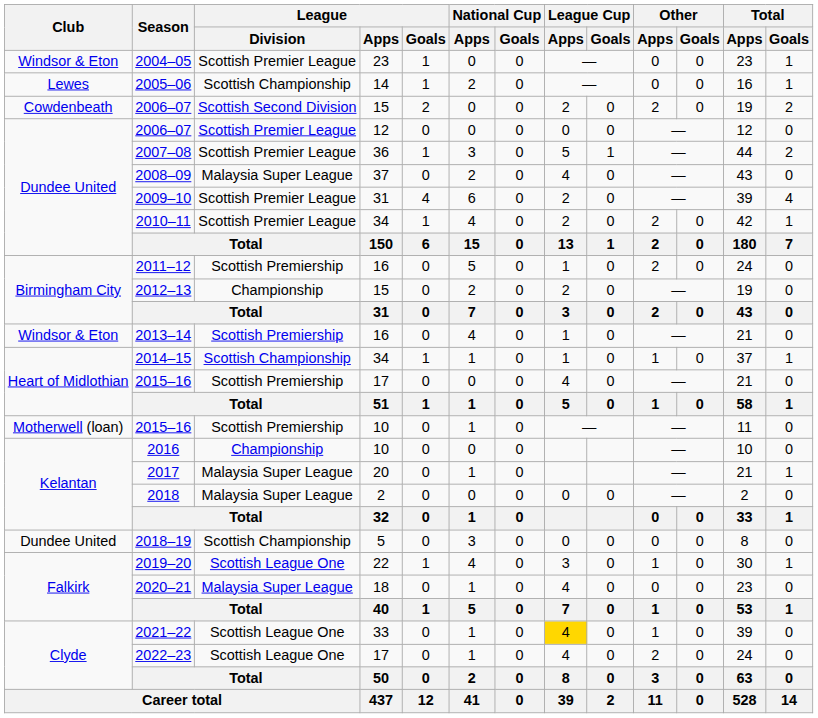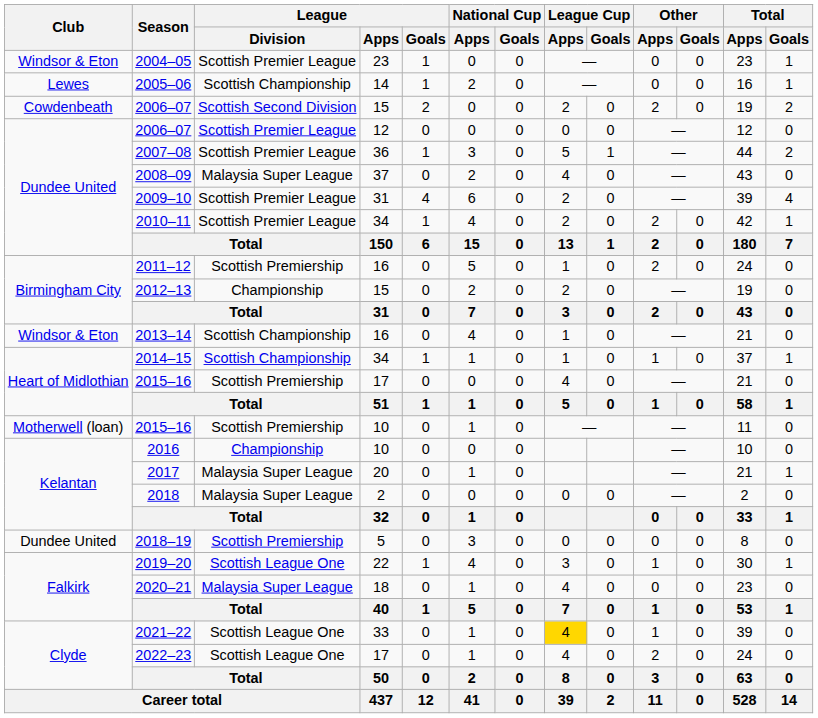(277, 335) Scottish Premiership -> (277, 335) Scottish Championship
(277, 541) Scottish Championship -> (277, 541) Scottish Premiership
